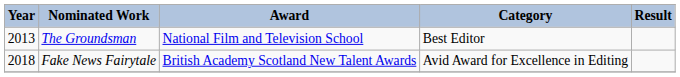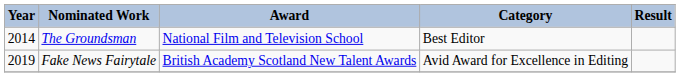(21, 38) 2013 -> (21, 38) 2014
(21, 61) 2018 -> (21, 61) 2019
